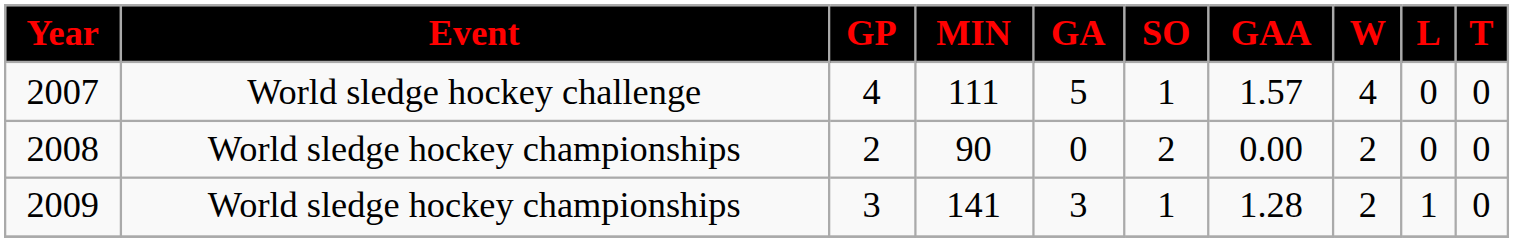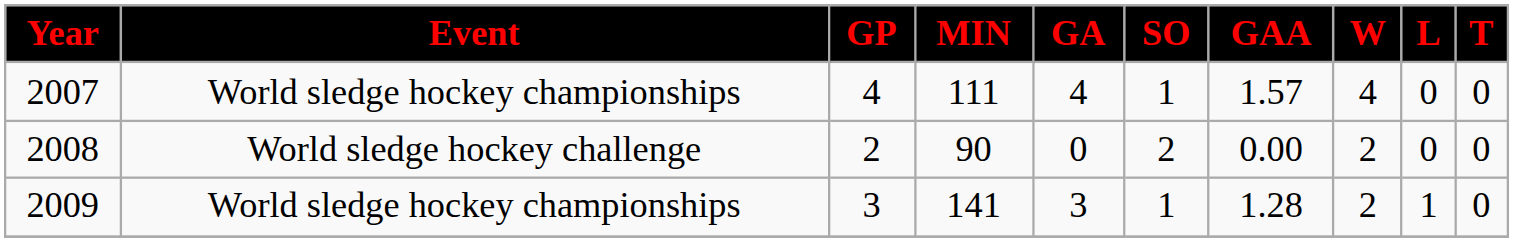(474, 90) World sledge hockey challenge -> (474, 90) World sledge hockey championships
(1078, 90) 5 -> (1078, 90) 4
(474, 148) World sledge hockey championships -> (474, 148) World sledge hockey challenge
